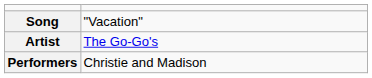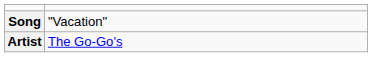- row: (42, 63)
